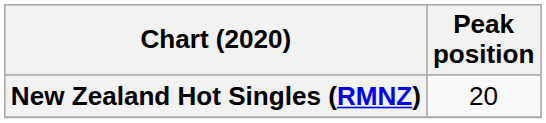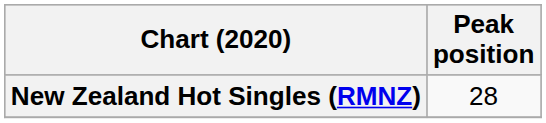(484, 95) 20 -> (484, 95) 28
